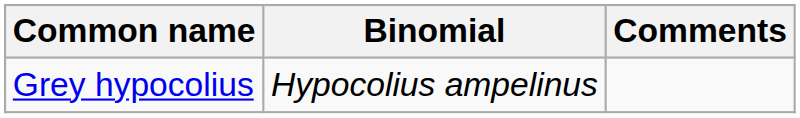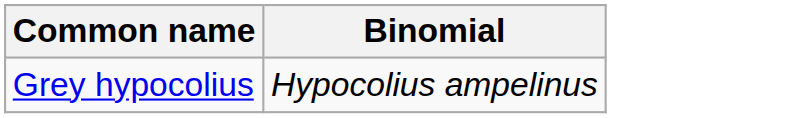- column: (700, 31)
